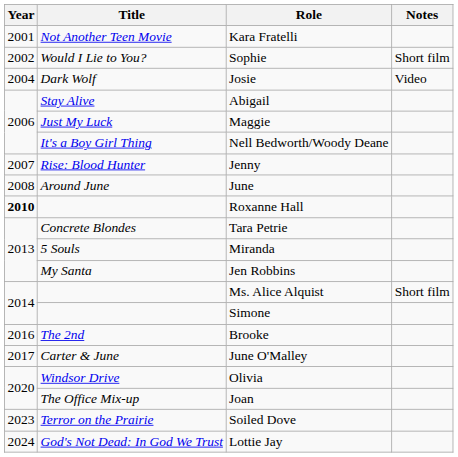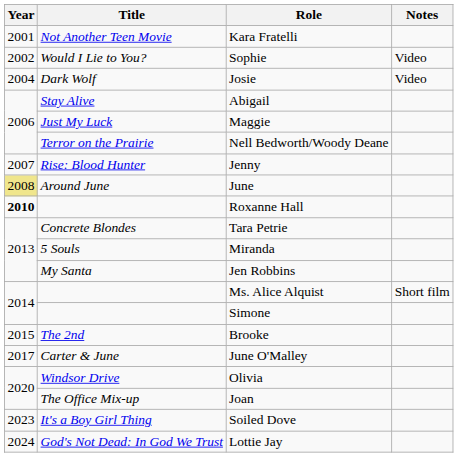(422, 57) Short film -> (411, 57) Video
(96, 143) It's a Boy Girl Thing -> (97, 143) Terror on the Prairie
(21, 185) no background -> (21, 185) khaki background
(21, 334) 2016 -> (21, 334) 2015
(97, 420) Terror on the Prairie -> (96, 420) It's a Boy Girl Thing
